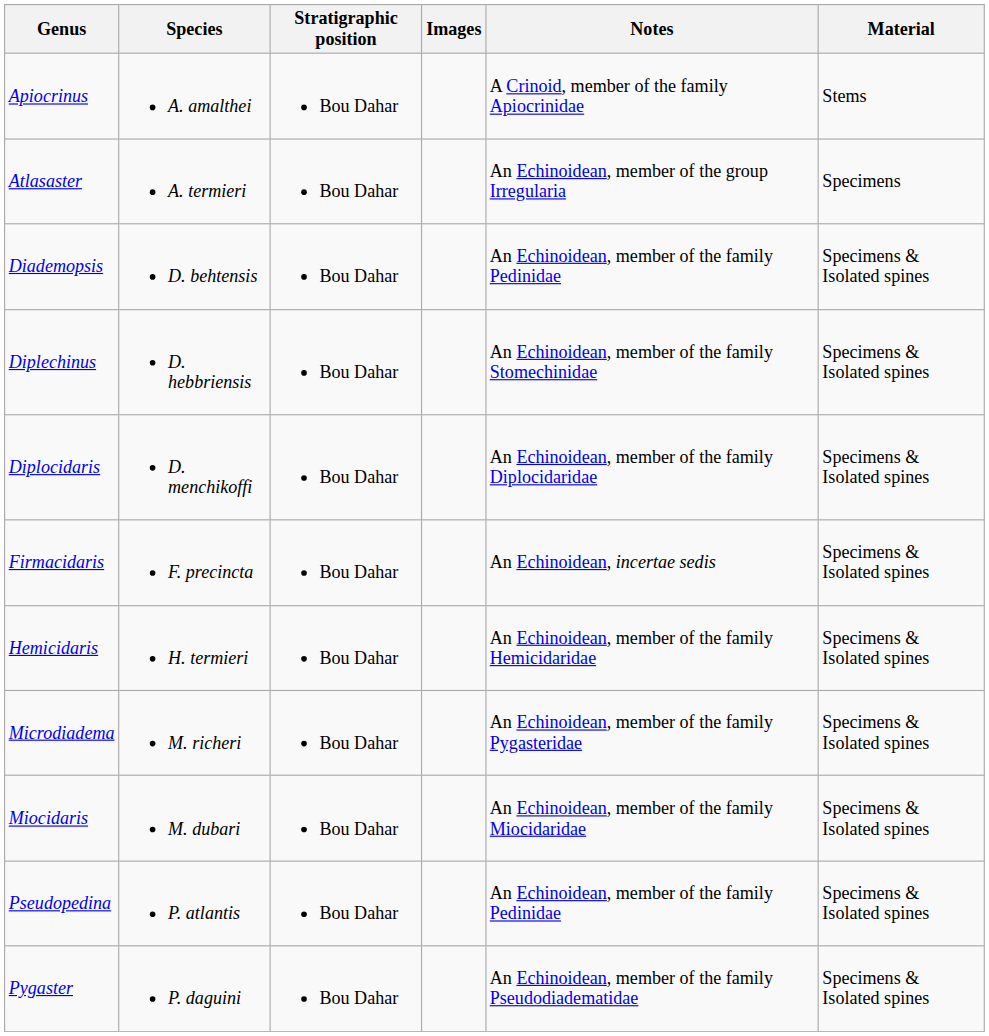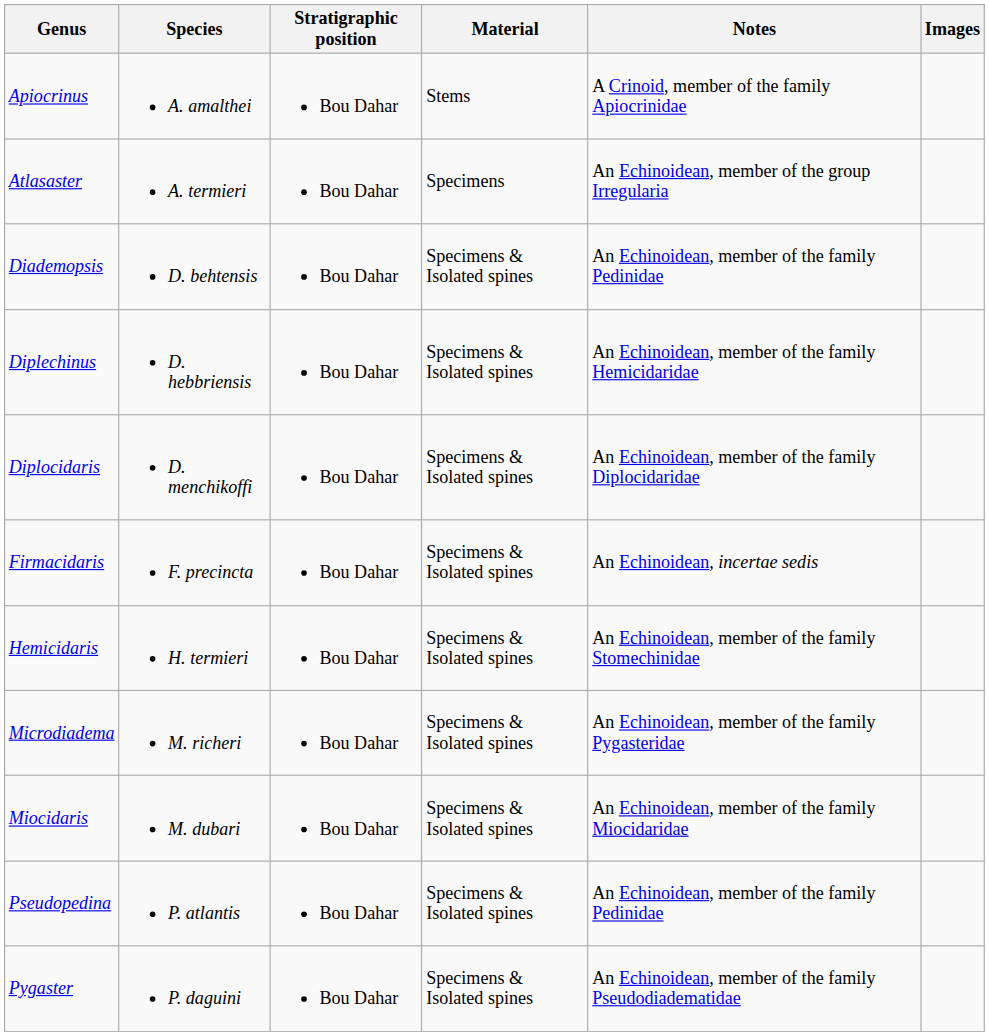columns swapped: (901, 29) <-> (454, 29)
(631, 361) An Echinoidean, member of the family Stomechinidae -> (734, 361) An Echinoidean, member of the family Hemicidaridae
(631, 647) An Echinoidean, member of the family Hemicidaridae -> (734, 647) An Echinoidean, member of the family Stomechinidae
